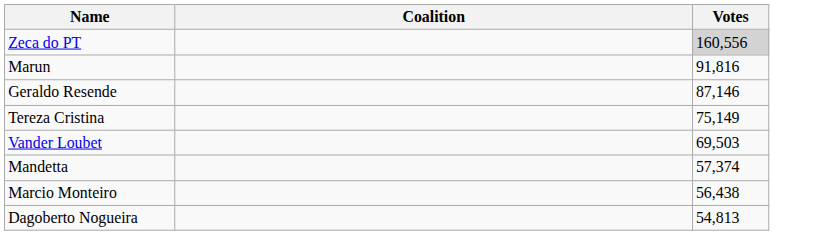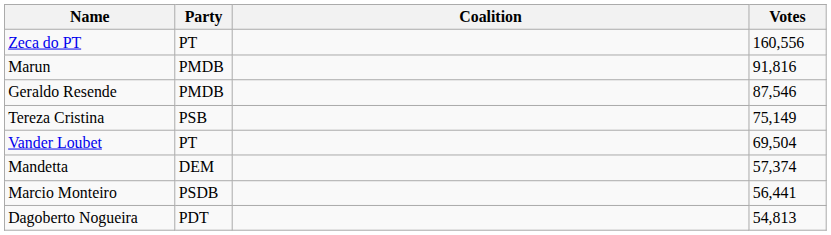+ column: (204, 17)
(722, 42) lightgrey background -> (778, 42) no background
(718, 92) 87,146 -> (775, 92) 87,546
(718, 142) 69,503 -> (775, 142) 69,504
(718, 192) 56,438 -> (775, 192) 56,441
